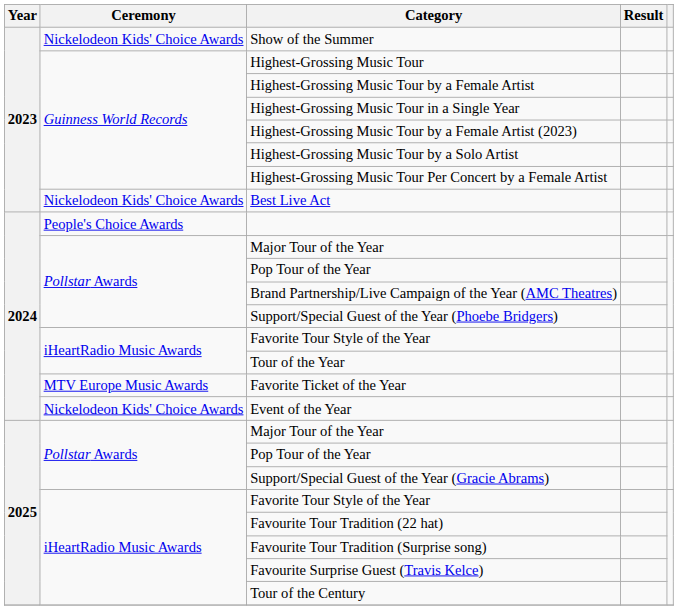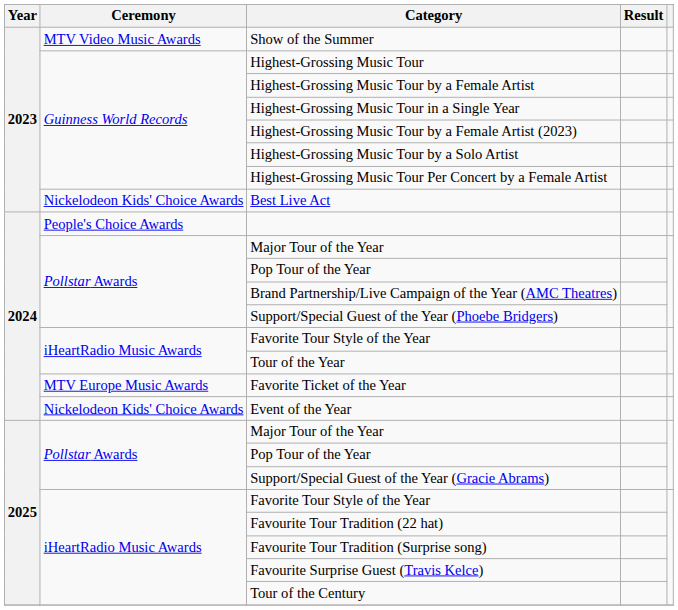(144, 39) Nickelodeon Kids' Choice Awards -> (122, 39) MTV Video Music Awards
